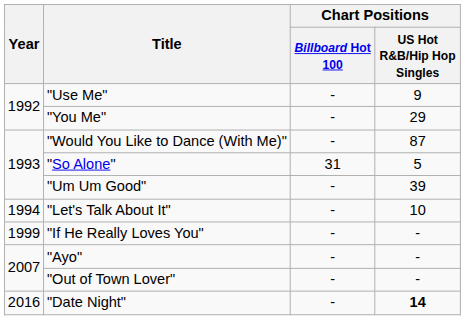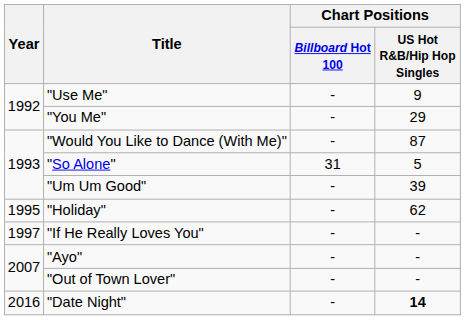- row: (109, 210)
+ row: (76, 210)
(24, 233) 1999 -> (24, 233) 1997
